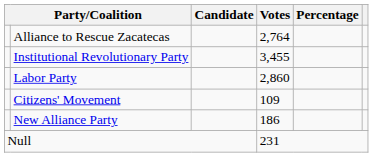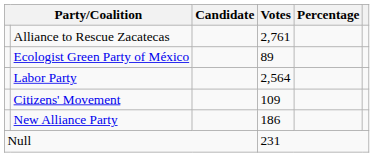(275, 36) 2,764 -> (275, 36) 2,761
- row: (101, 57)
+ row: (101, 57)
(275, 78) 2,860 -> (275, 78) 2,564
